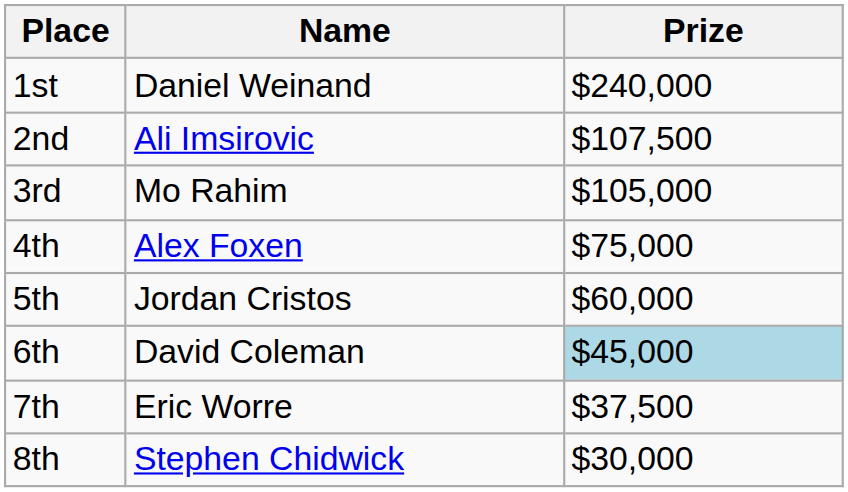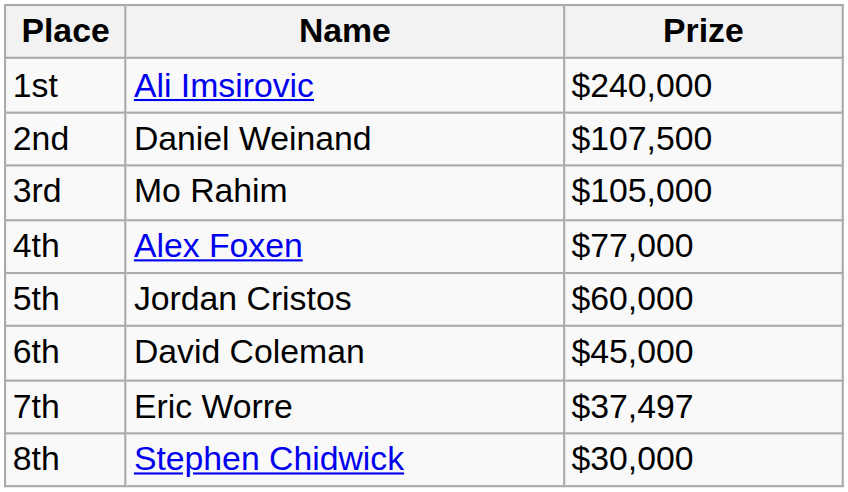(253, 84) Daniel Weinand -> (224, 84) Ali Imsirovic
(224, 138) Ali Imsirovic -> (253, 138) Daniel Weinand
(632, 245) $75,000 -> (632, 245) $77,000
(632, 352) lightblue background -> (632, 352) no background
(632, 406) $37,500 -> (632, 406) $37,497
